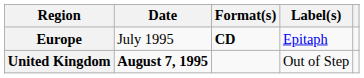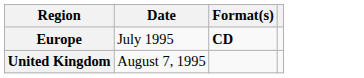- column: (316, 15)
(163, 61) bold -> (161, 61) normal
